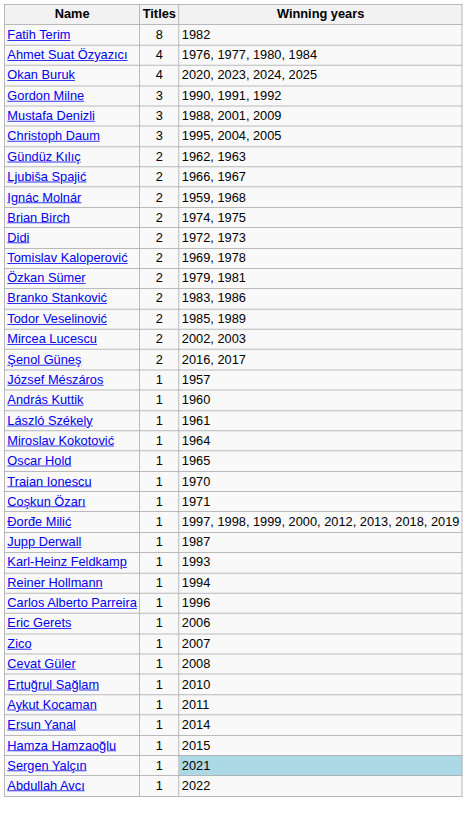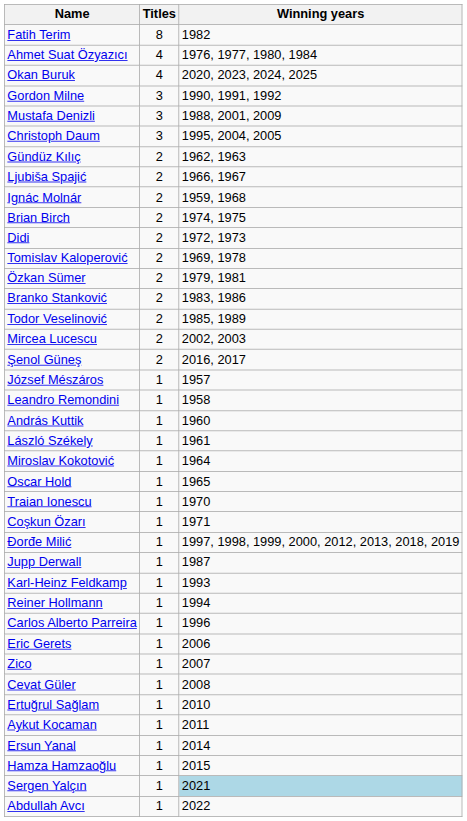+ row: (63, 400)
